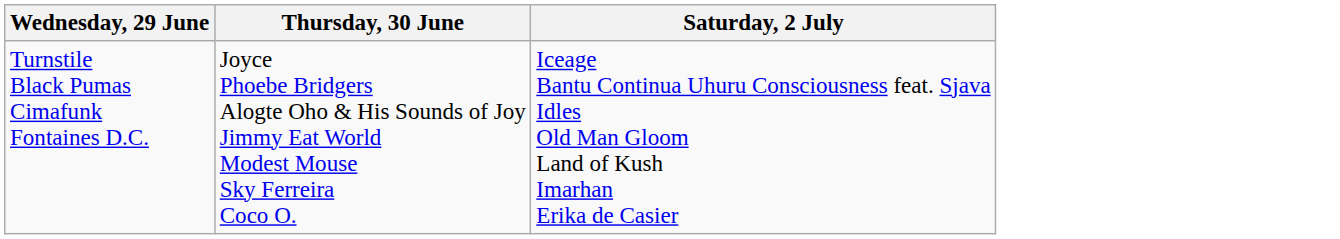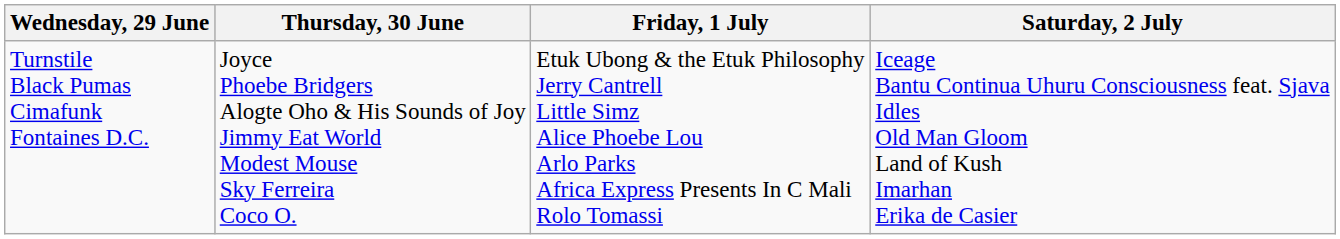+ column: (700, 22)
